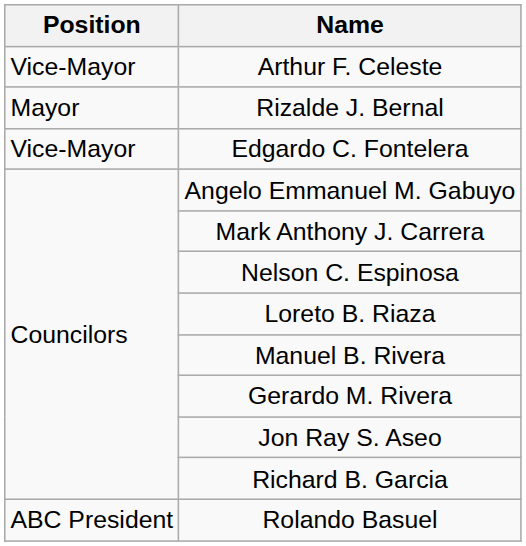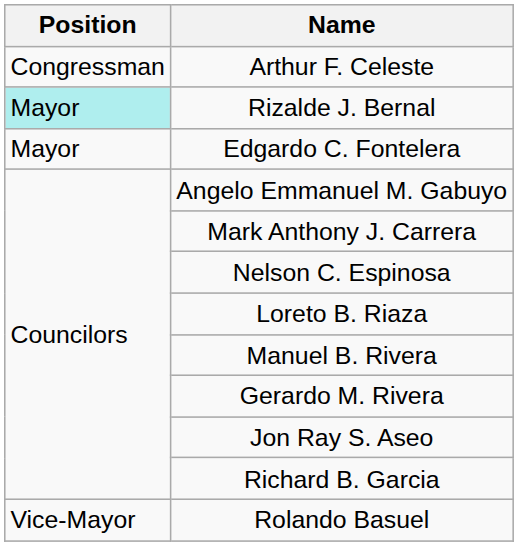(73, 66) Vice-Mayor -> (88, 66) Congressman
(45, 108) no background -> (45, 108) paleturquoise background
(73, 149) Vice-Mayor -> (45, 149) Mayor
(92, 520) ABC President -> (73, 520) Vice-Mayor
